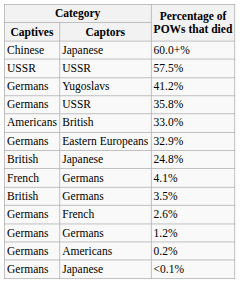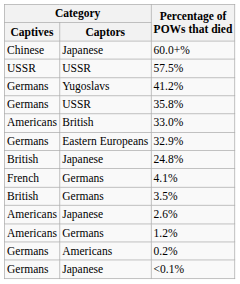(28, 214) Germans -> (32, 214) Americans
(78, 214) French -> (83, 214) Japanese
(28, 232) Germans -> (32, 232) Americans
